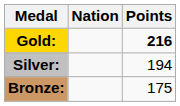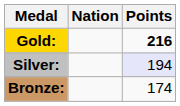(160, 64) no background -> (160, 64) lavender background
(160, 88) 175 -> (160, 88) 174
